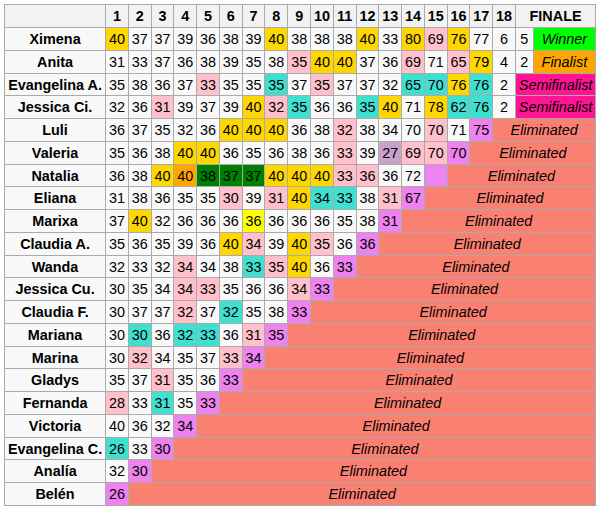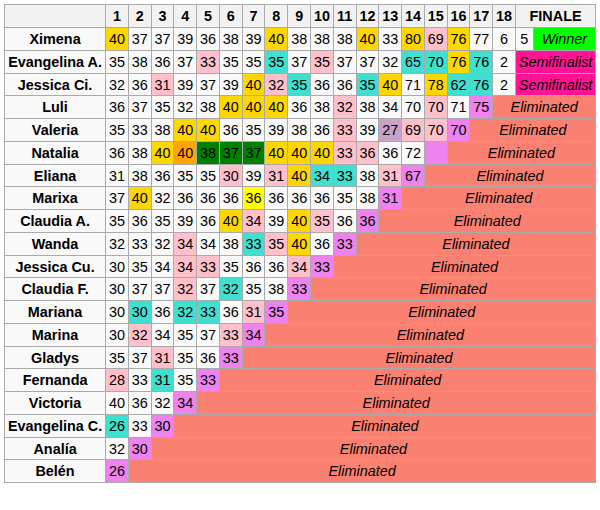- row: (55, 62)
(208, 130) 36 -> (208, 107) 38
(140, 153) 36 -> (140, 130) 33
(276, 153) 36 -> (276, 130) 39
